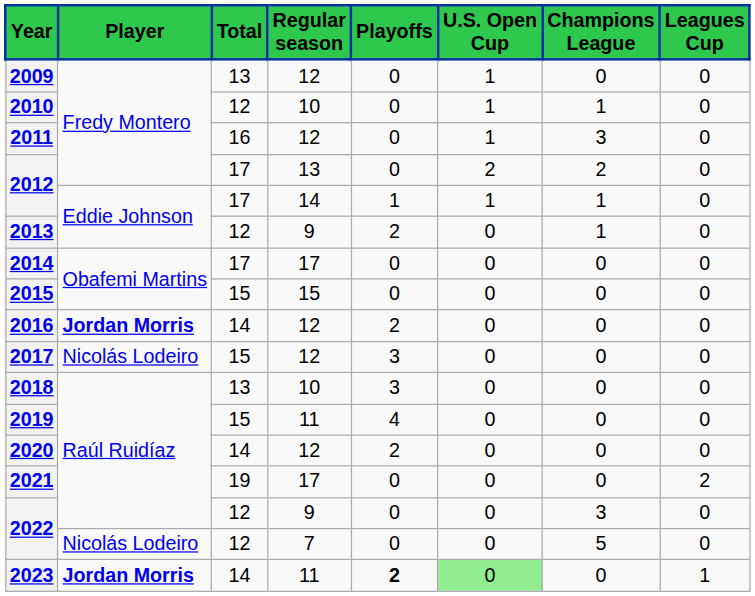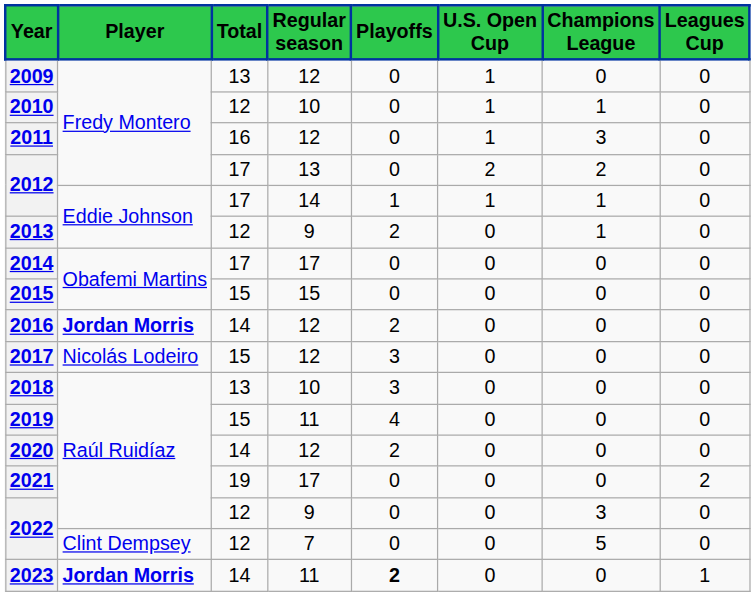(130, 544) Nicolás Lodeiro -> (127, 544) Clint Dempsey
(490, 575) lightgreen background -> (490, 575) no background
